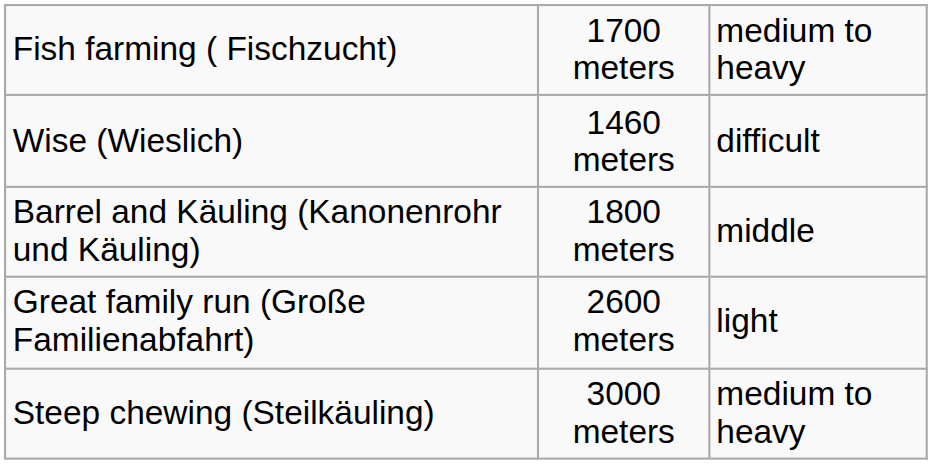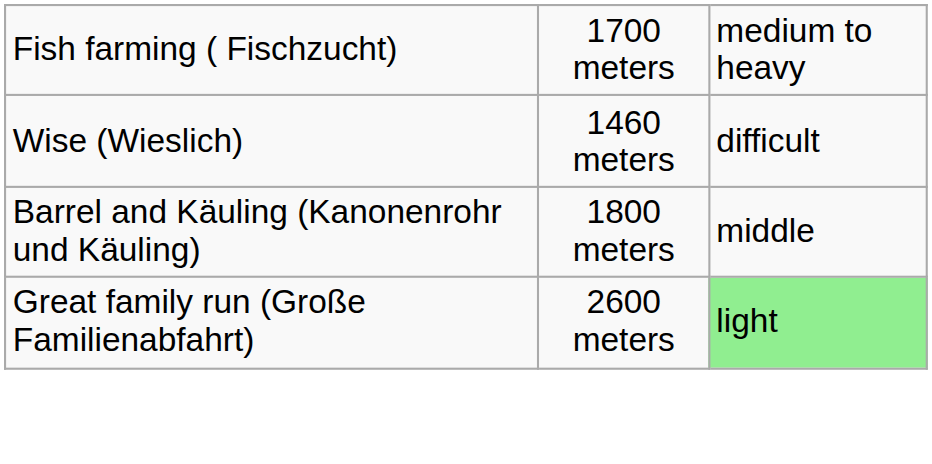(747, 321) no background -> (747, 321) lightgreen background
- row: (224, 412)
